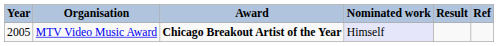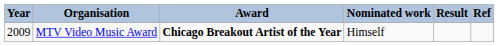(19, 32) 2005 -> (19, 32) 2009
(366, 32) lavender background -> (366, 32) no background
